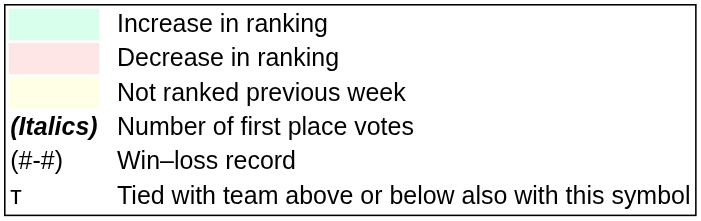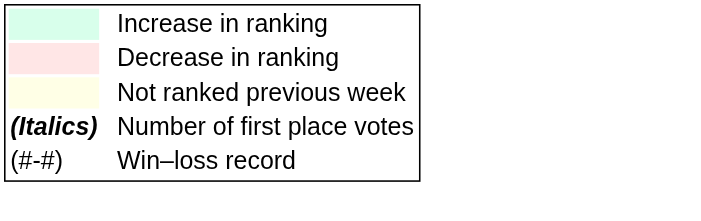- row: (404, 195)
